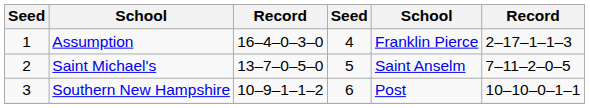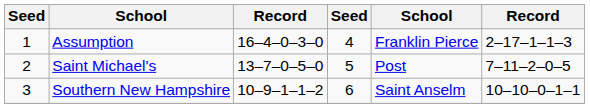(420, 66) Saint Anselm -> (390, 66) Post
(390, 90) Post -> (420, 90) Saint Anselm
